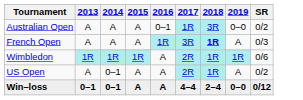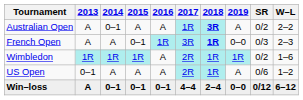+ column: (286, 11)
(113, 26) A -> (113, 26) 0–1
(163, 26) 0–1 -> (163, 26) A
(213, 26) normal -> (213, 26) bold
(238, 26) 0–0 -> (238, 26) A
(138, 41) A -> (138, 41) 0–1
(238, 41) A -> (238, 41) 0–0
(262, 56) 0/6 -> (262, 56) 0/2
(88, 72) A -> (88, 72) 0–1
(113, 72) 0–1 -> (113, 72) A
(262, 72) 0/2 -> (262, 72) 0/6
(88, 87) 0–1 -> (88, 87) A
(138, 87) A -> (138, 87) 0–1
(163, 87) A -> (163, 87) 0–1
